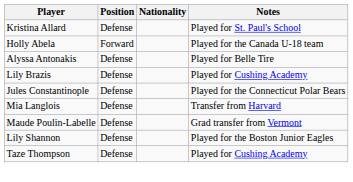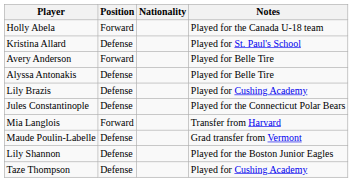rows swapped: (31, 43) <-> (36, 28)
+ row: (39, 59)
(116, 106) Defense -> (117, 122) Forward
